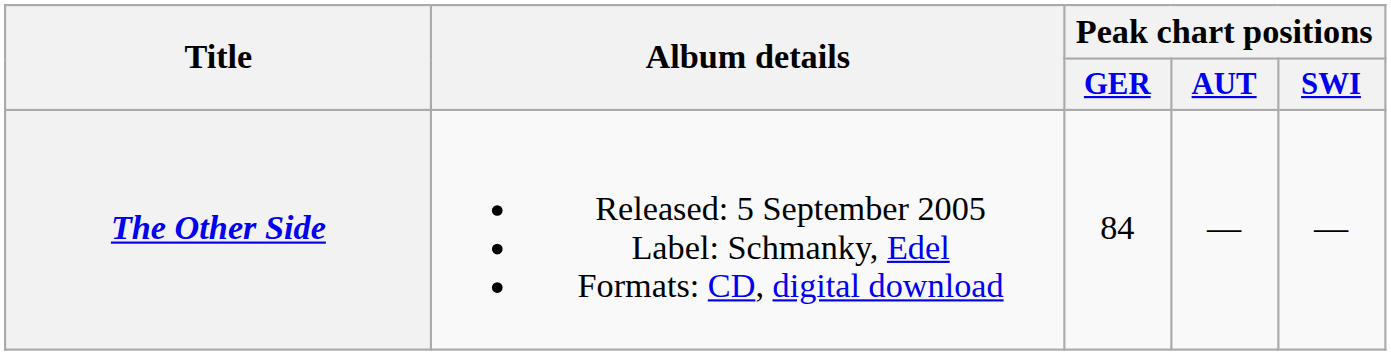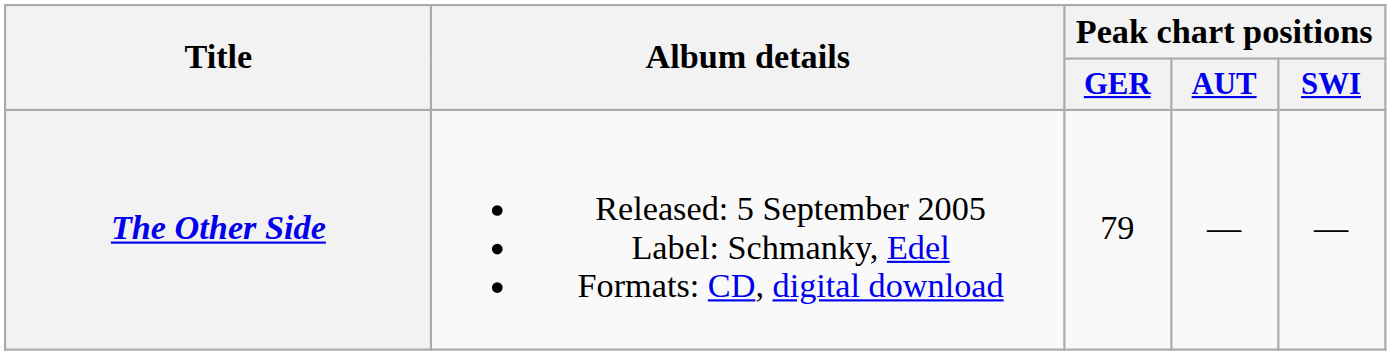(1117, 228) 84 -> (1117, 228) 79
